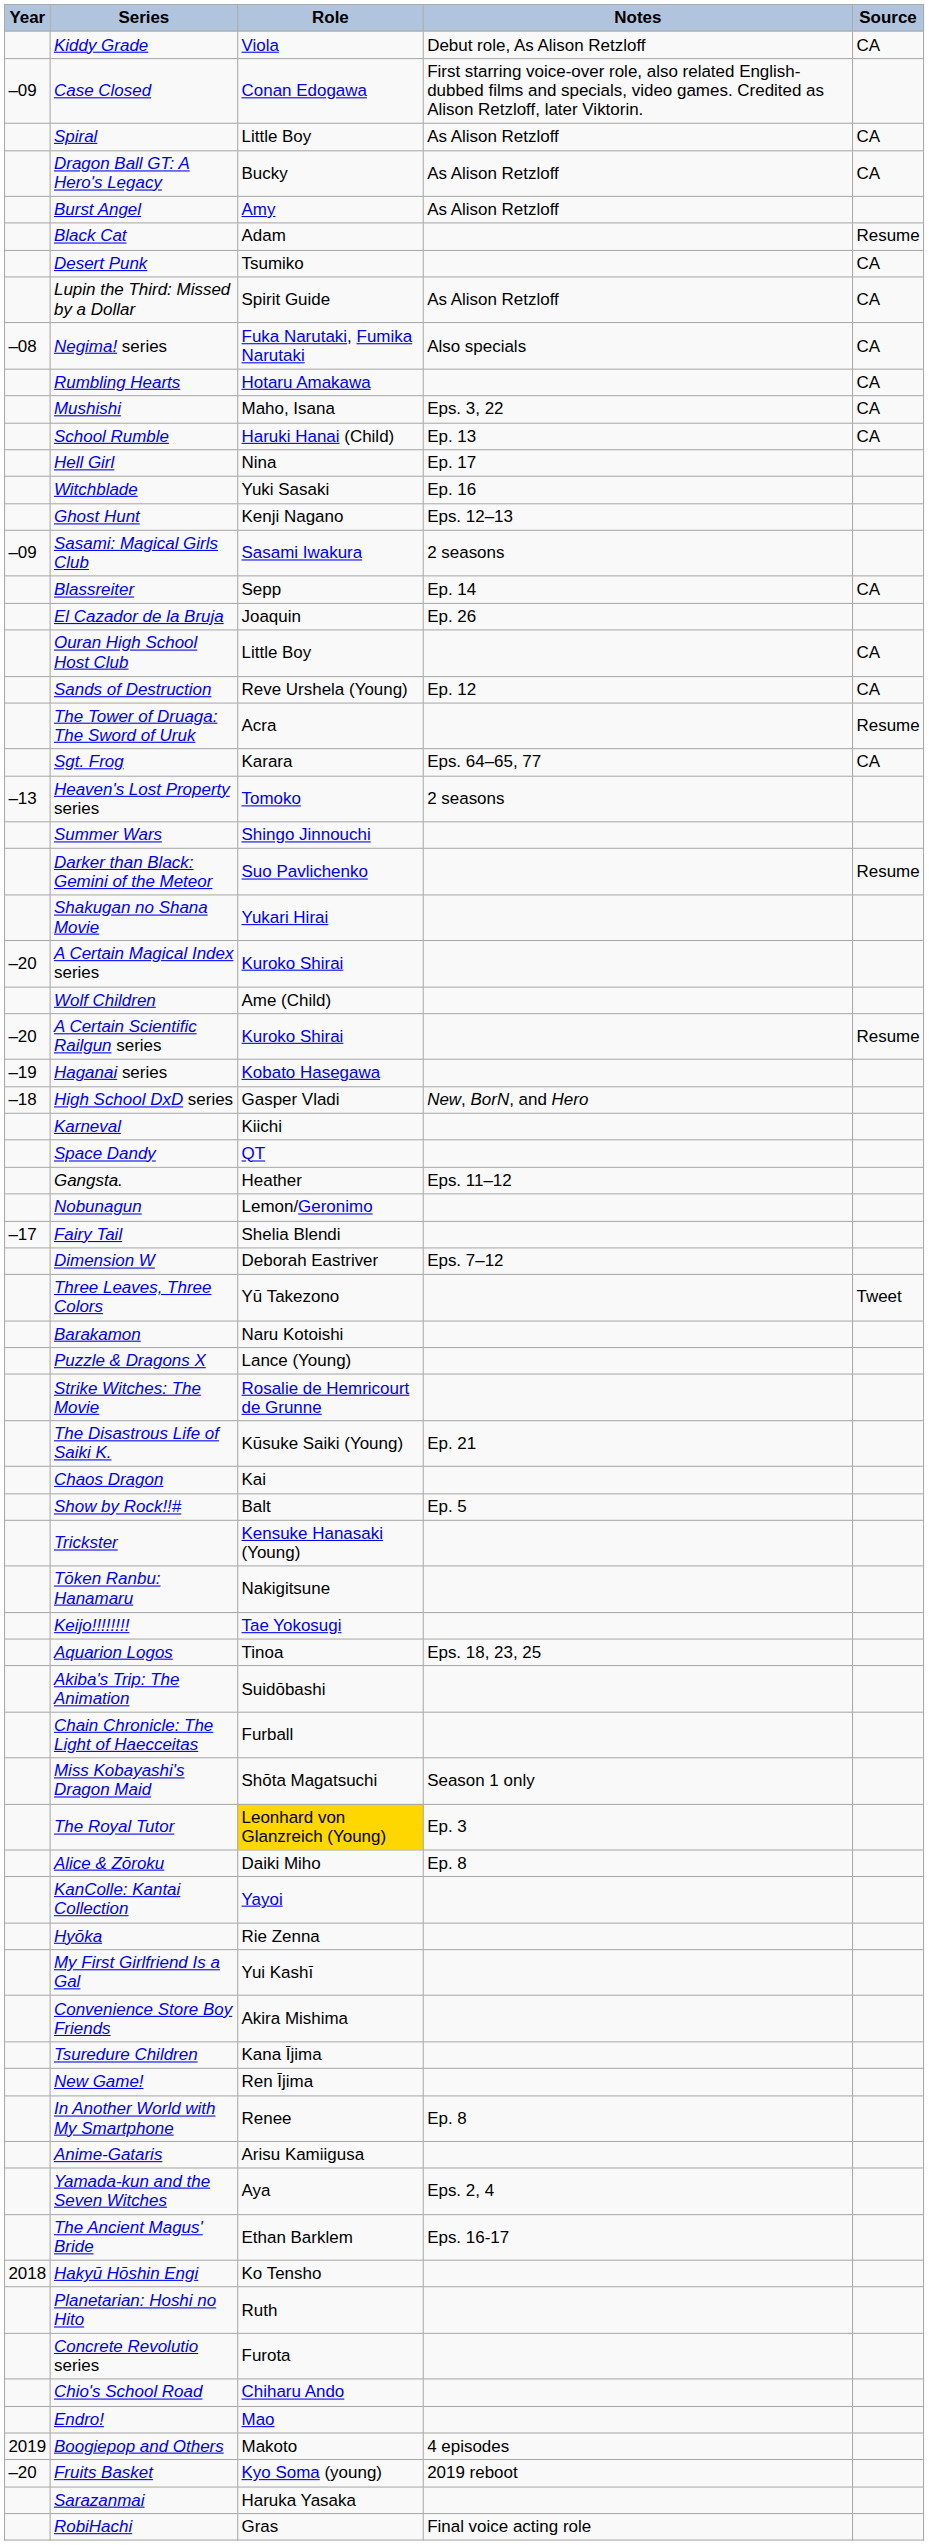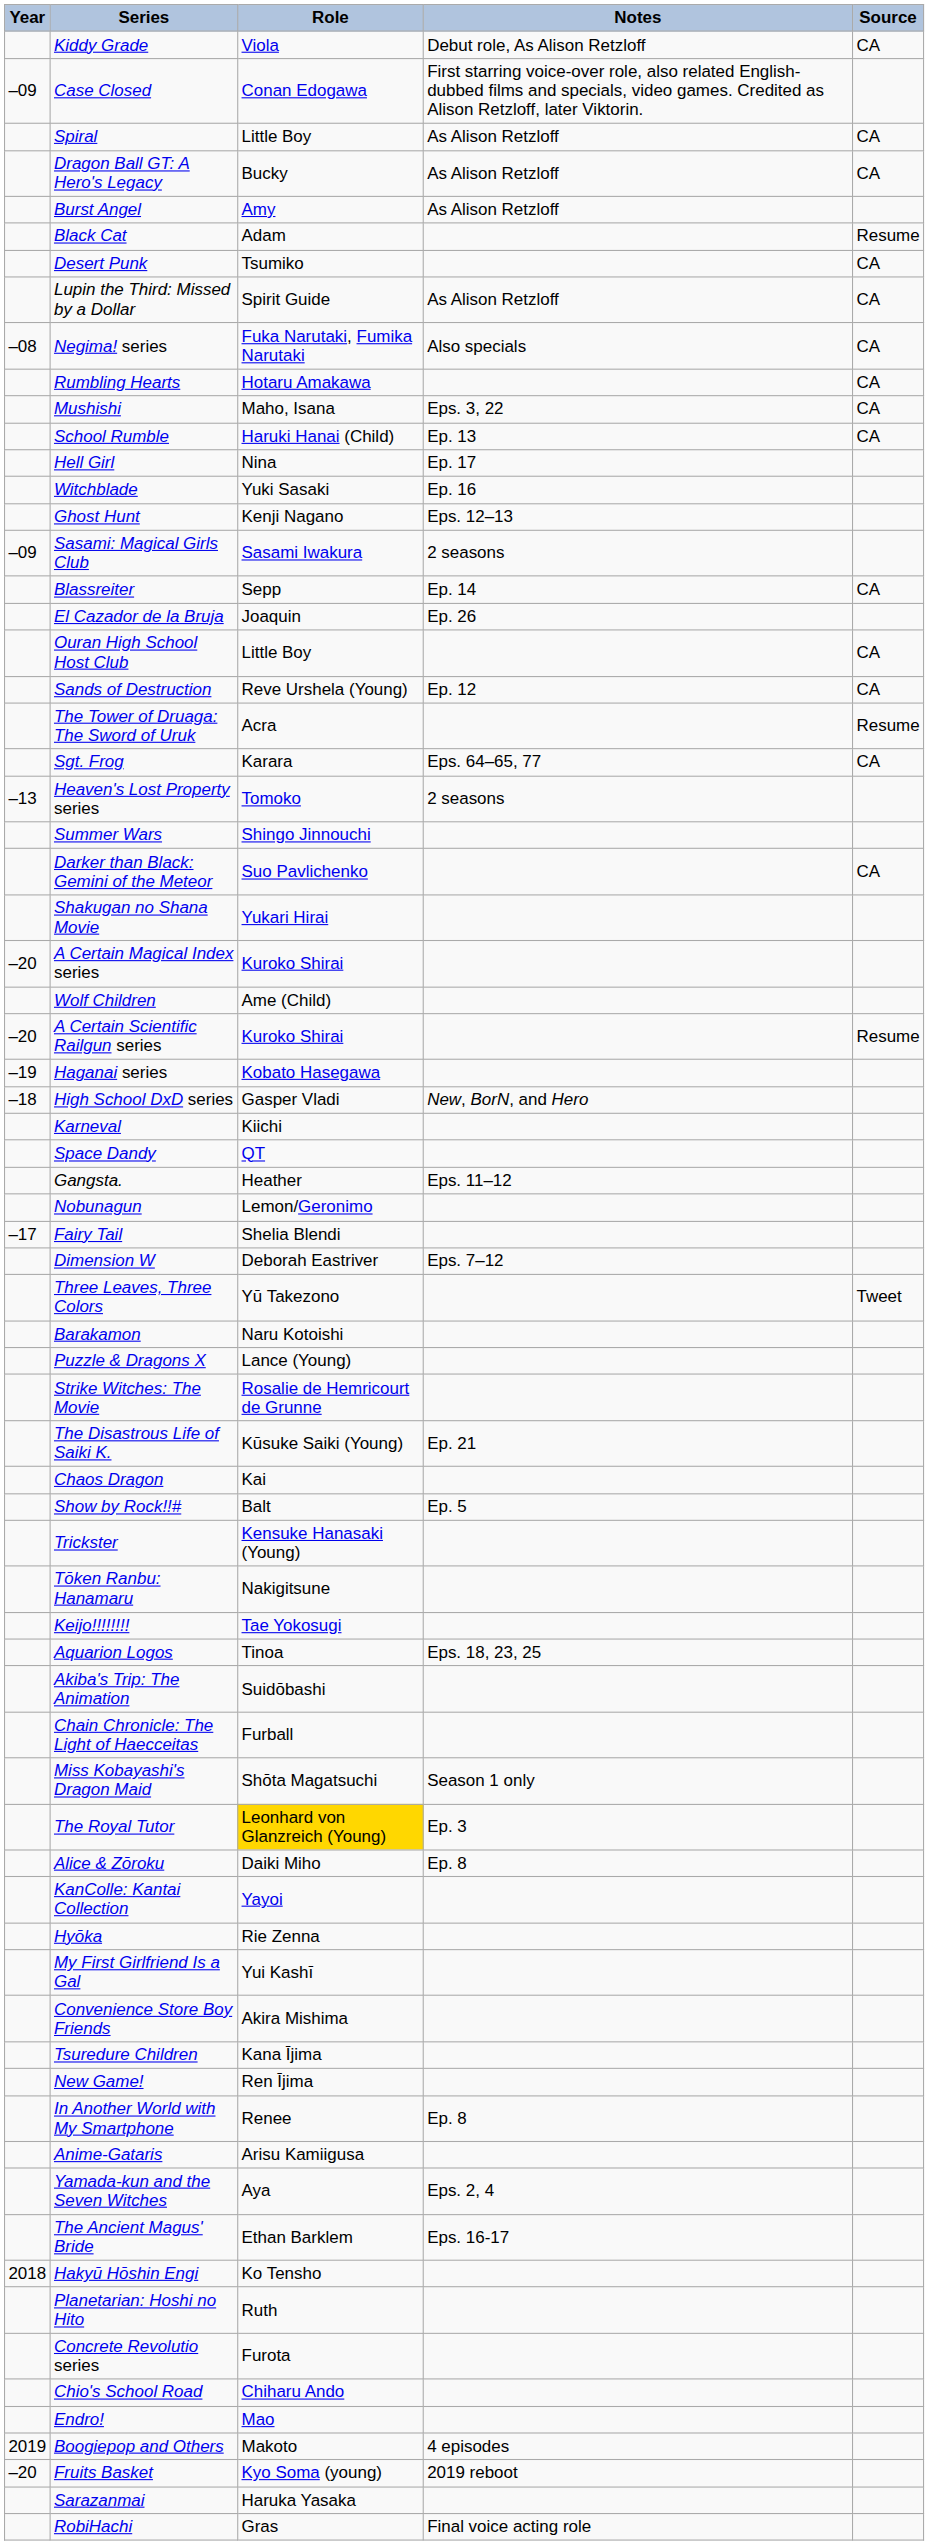(888, 871) Resume -> (868, 871) CA
